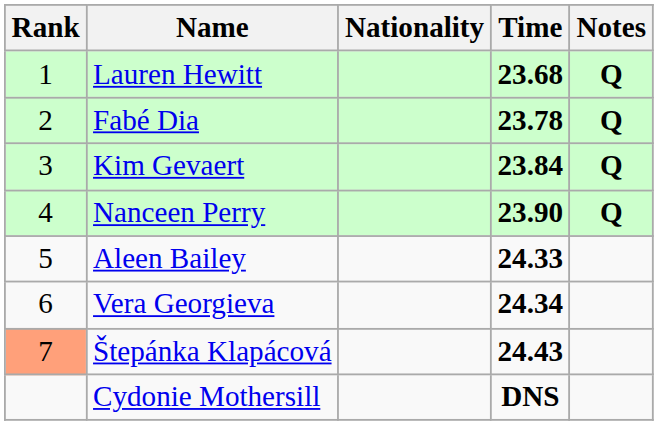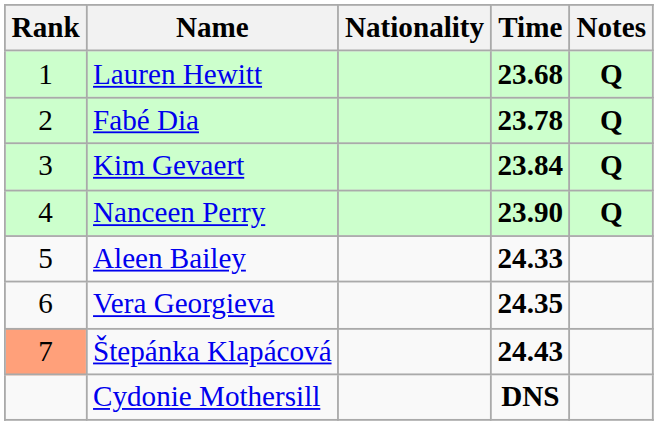(530, 304) 24.34 -> (530, 304) 24.35
